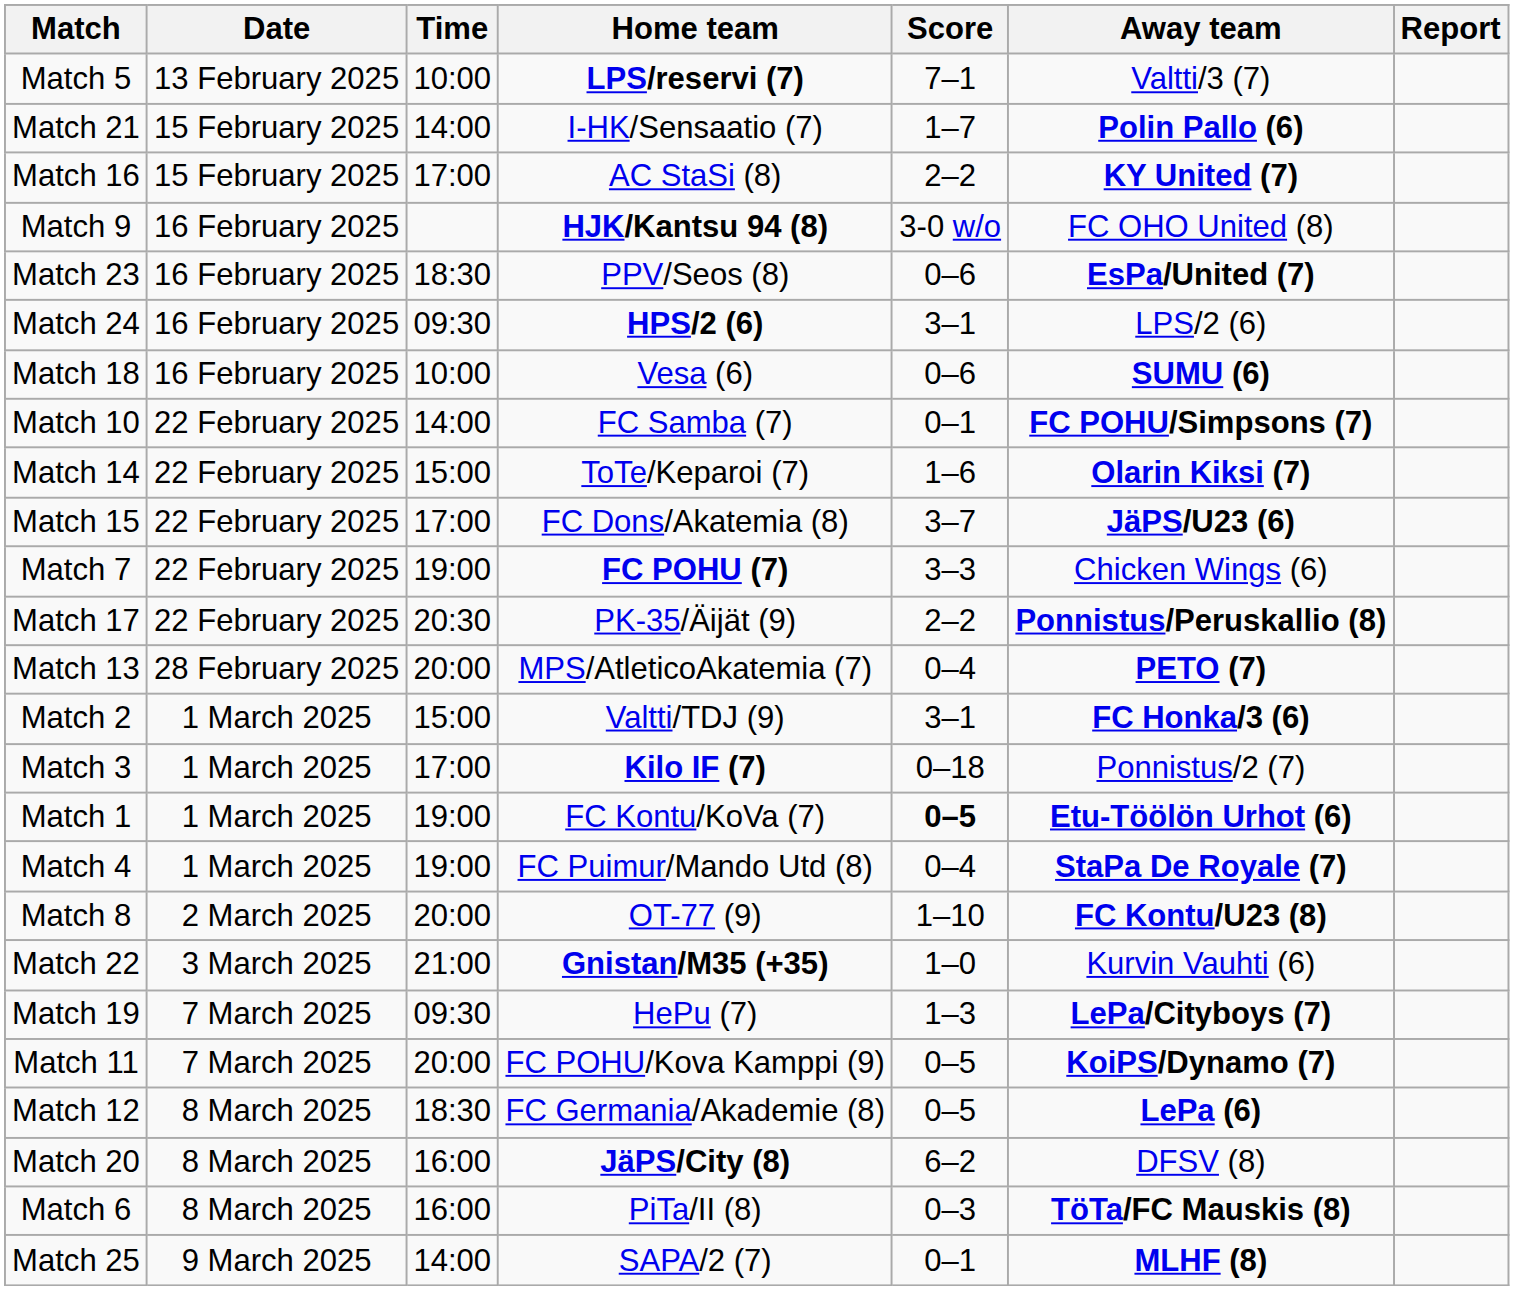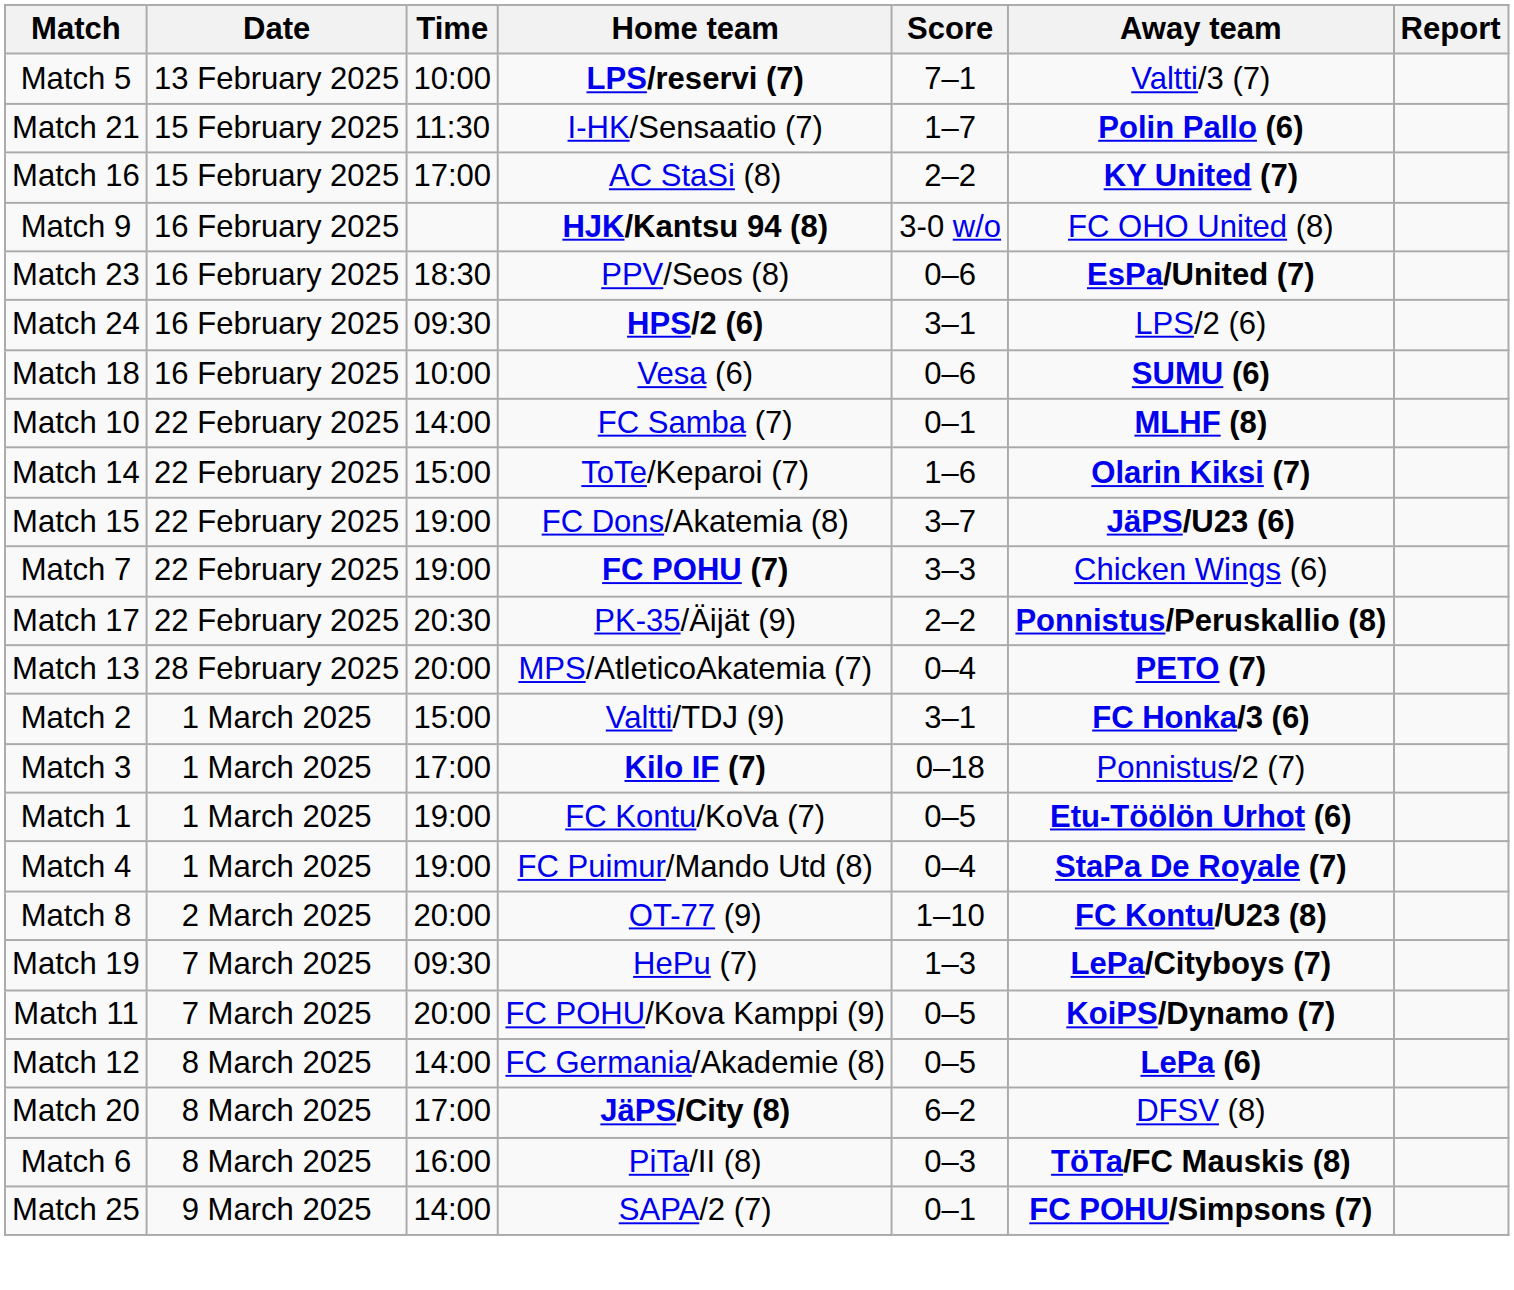(452, 127) 14:00 -> (452, 127) 11:30
(1201, 422) FC POHU/Simpsons (7) -> (1201, 422) MLHF (8)
(452, 521) 17:00 -> (452, 521) 19:00
(950, 816) bold -> (950, 816) normal
- row: (76, 964)
(452, 1112) 18:30 -> (452, 1062) 14:00
(452, 1161) 16:00 -> (452, 1112) 17:00
(1201, 1259) MLHF (8) -> (1201, 1210) FC POHU/Simpsons (7)
